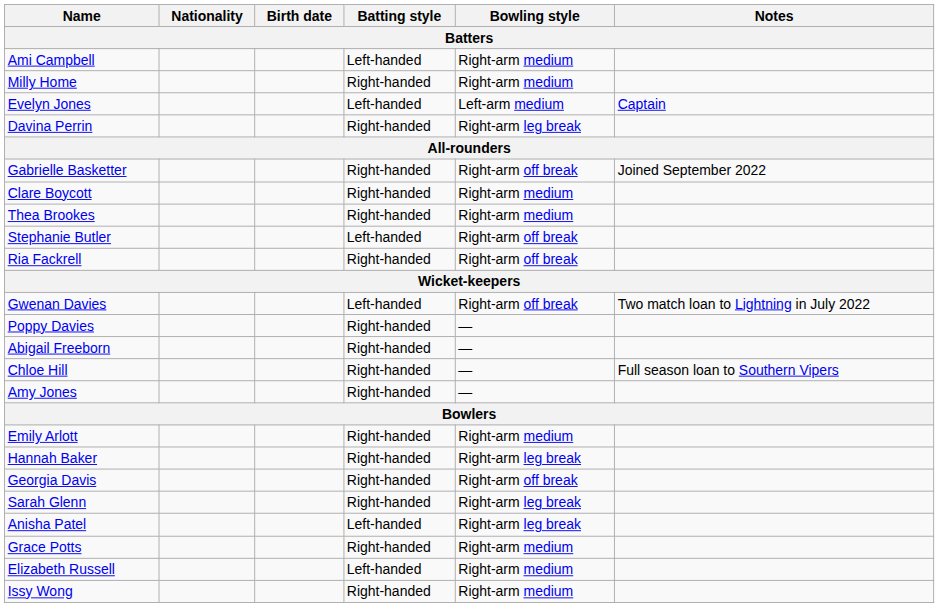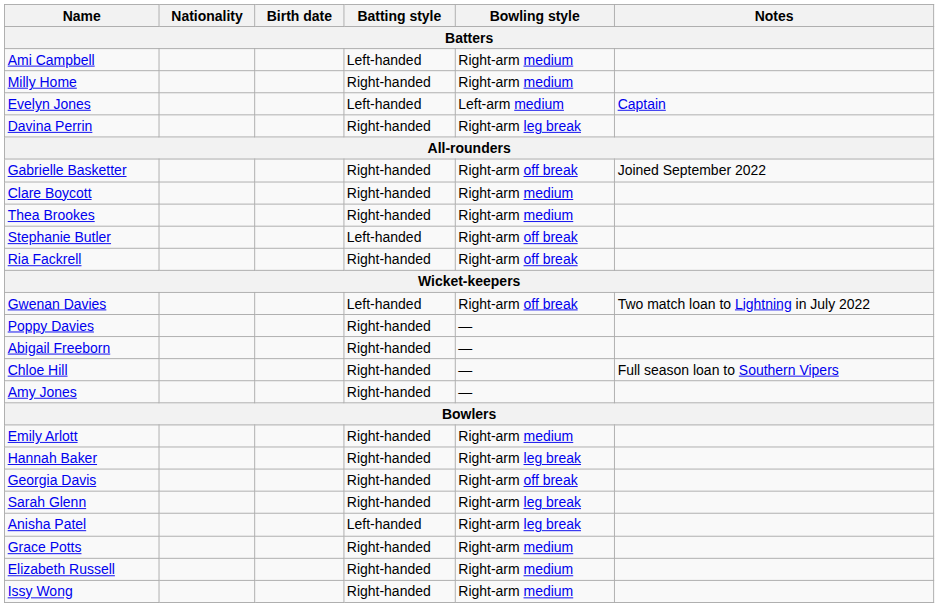(384, 569) Left-handed -> (389, 569) Right-handed
